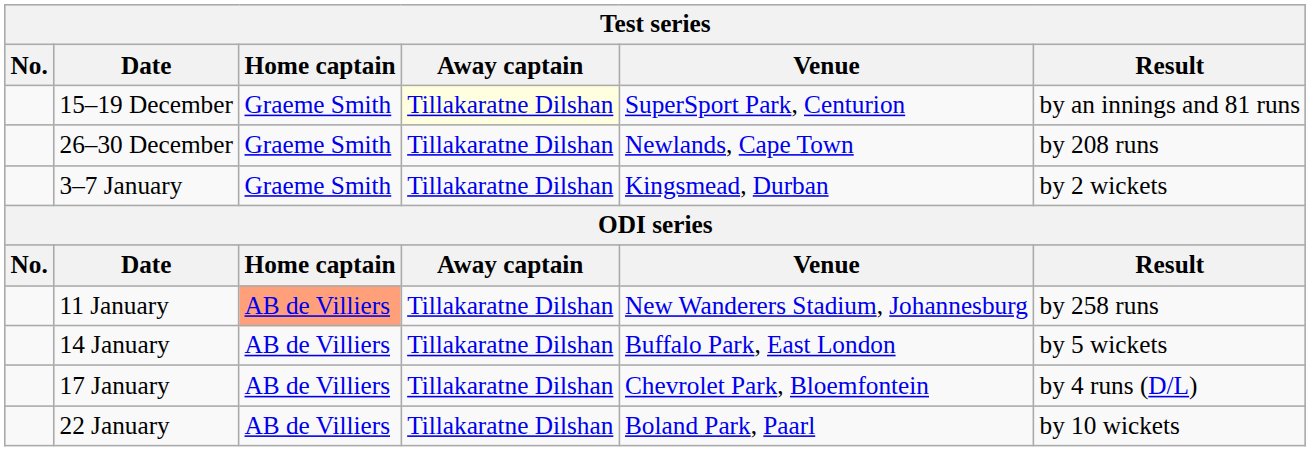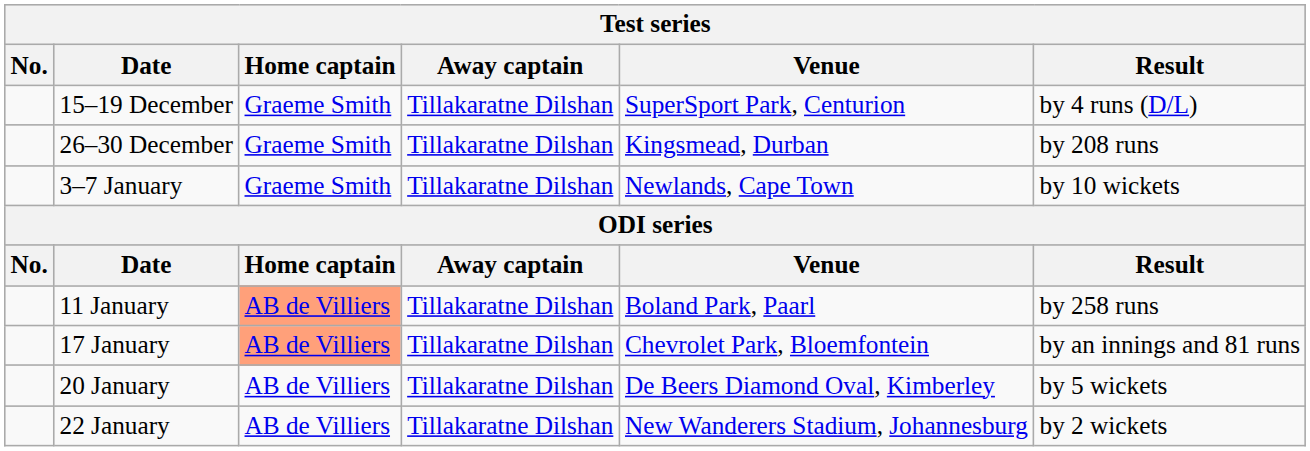(510, 104) lightyellow background -> (510, 104) no background
(1170, 104) by an innings and 81 runs -> (1118, 104) by 4 runs (D/L)
(739, 144) Newlands, Cape Town -> (727, 144) Kingsmead, Durban
(727, 184) Kingsmead, Durban -> (739, 184) Newlands, Cape Town
(1103, 184) by 2 wickets -> (1110, 184) by 10 wickets
(826, 305) New Wanderers Stadium, Johannesburg -> (720, 305) Boland Park, Paarl
- row: (115, 345)
(317, 385) no background -> (317, 345) lightsalmon background
(1118, 385) by 4 runs (D/L) -> (1170, 345) by an innings and 81 runs
+ row: (115, 385)
(720, 425) Boland Park, Paarl -> (826, 425) New Wanderers Stadium, Johannesburg
(1110, 425) by 10 wickets -> (1103, 425) by 2 wickets
